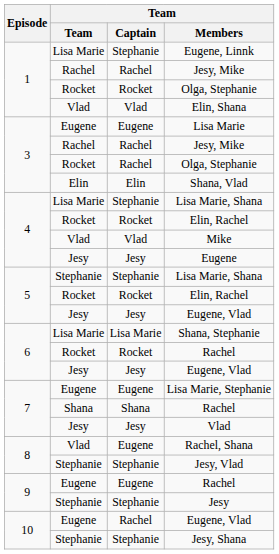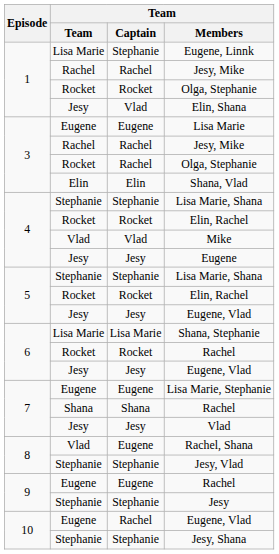(79, 107) Vlad -> (79, 107) Jesy
(79, 201) Lisa Marie -> (79, 201) Stephanie
